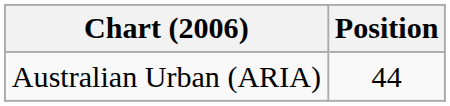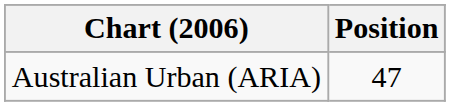(387, 76) 44 -> (387, 76) 47
